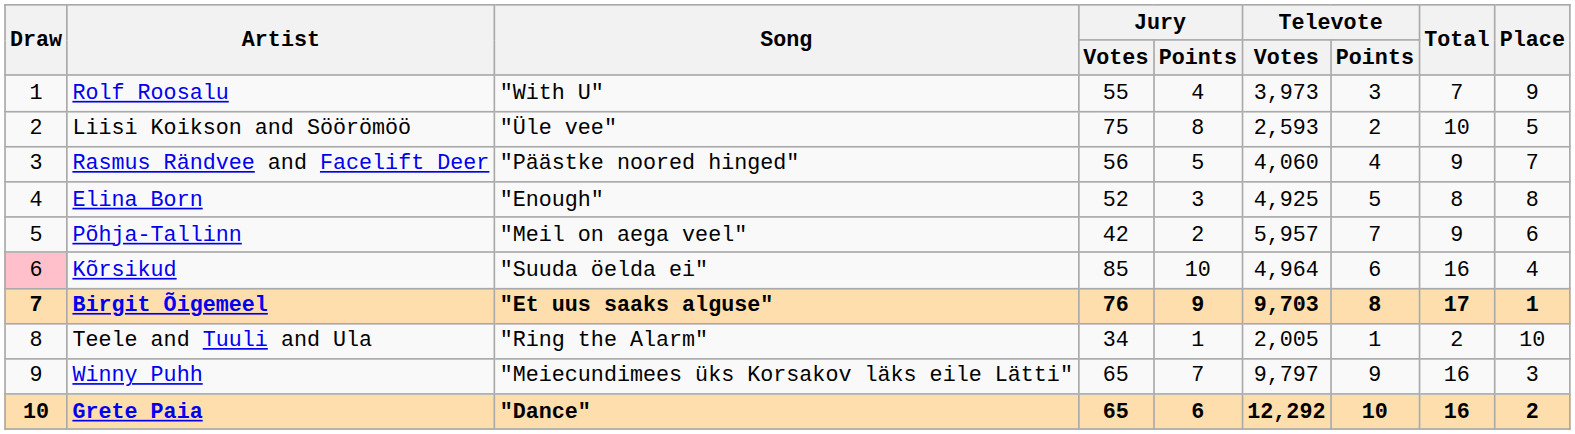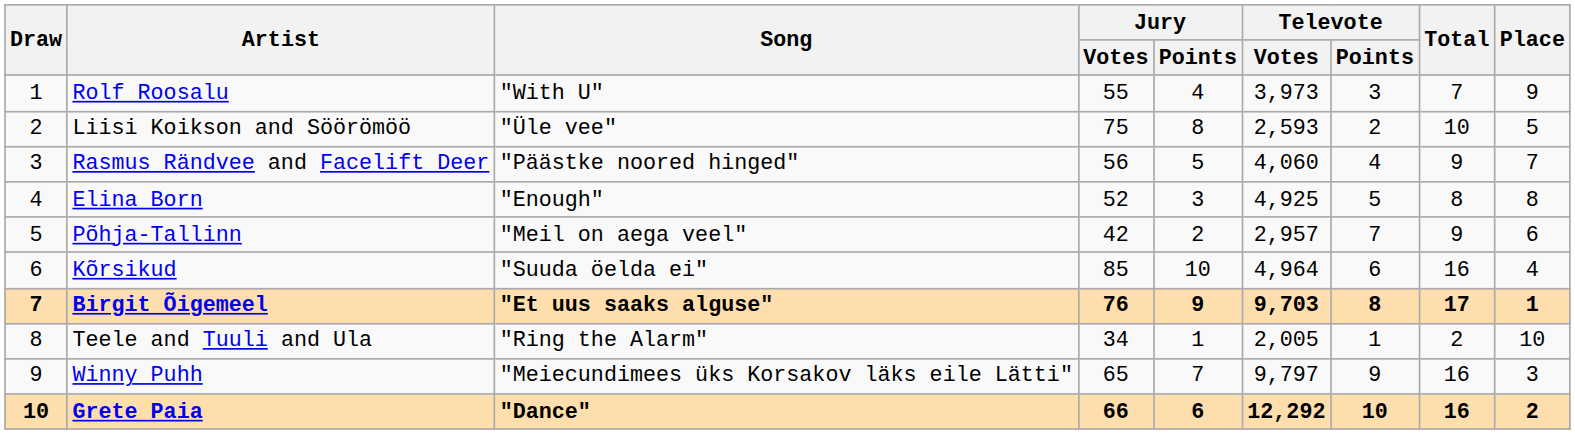(1286, 235) 5,957 -> (1286, 235) 2,957
(36, 270) pink background -> (36, 270) no background
(1116, 412) 65 -> (1116, 412) 66
